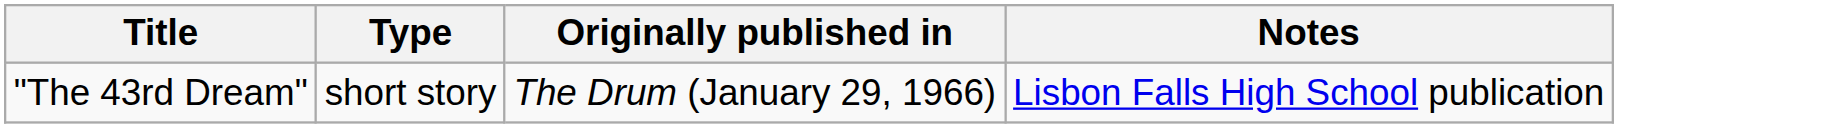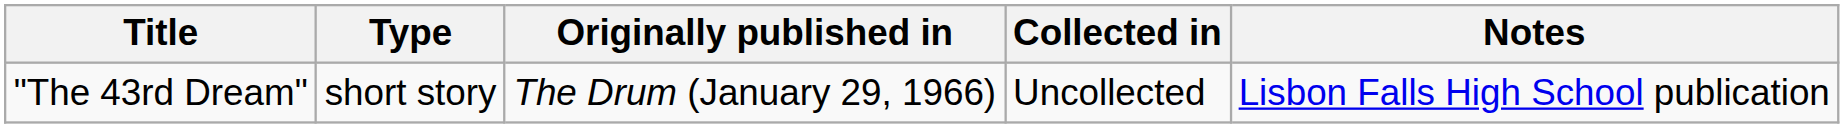+ column: (1117, 33)
